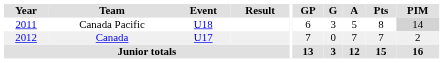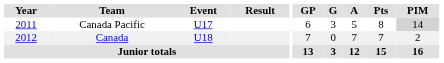(203, 24) U18 -> (203, 24) U17
(203, 38) U17 -> (203, 38) U18
